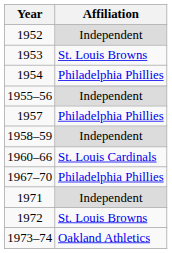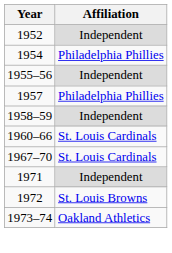- row: (30, 55)
(111, 177) Philadelphia Phillies -> (107, 156) St. Louis Cardinals
